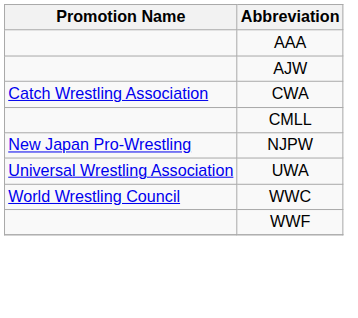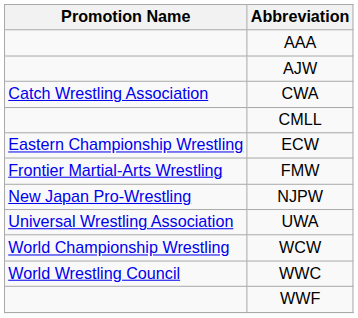+ row: (300, 145)
+ row: (300, 171)
+ row: (300, 247)
